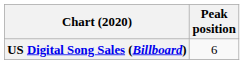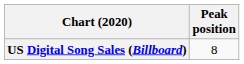(214, 49) 6 -> (214, 49) 8
